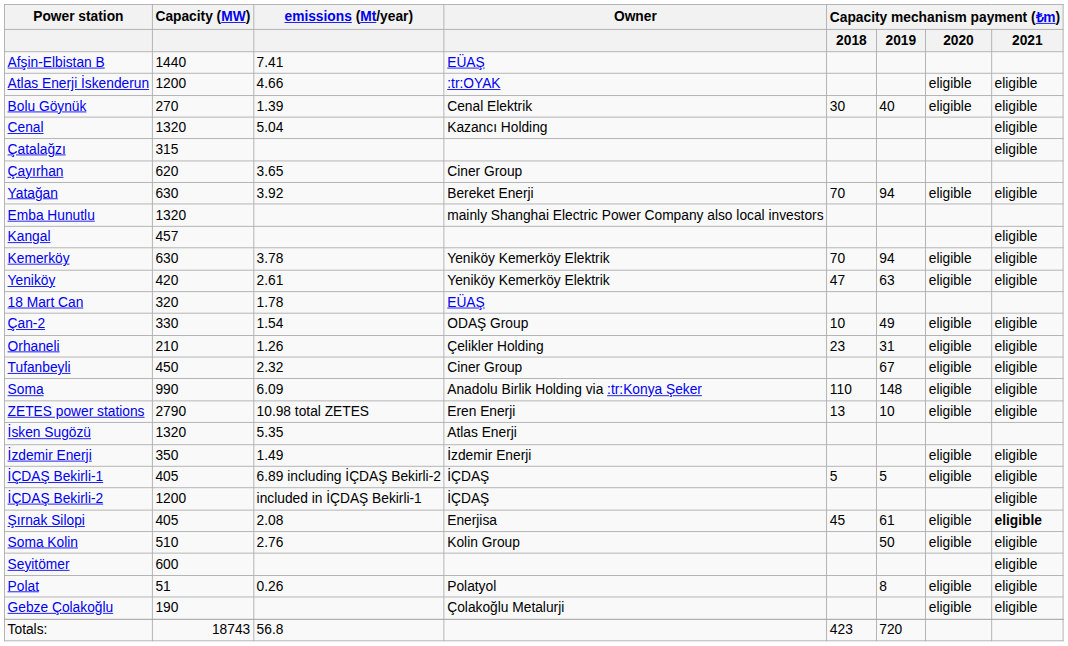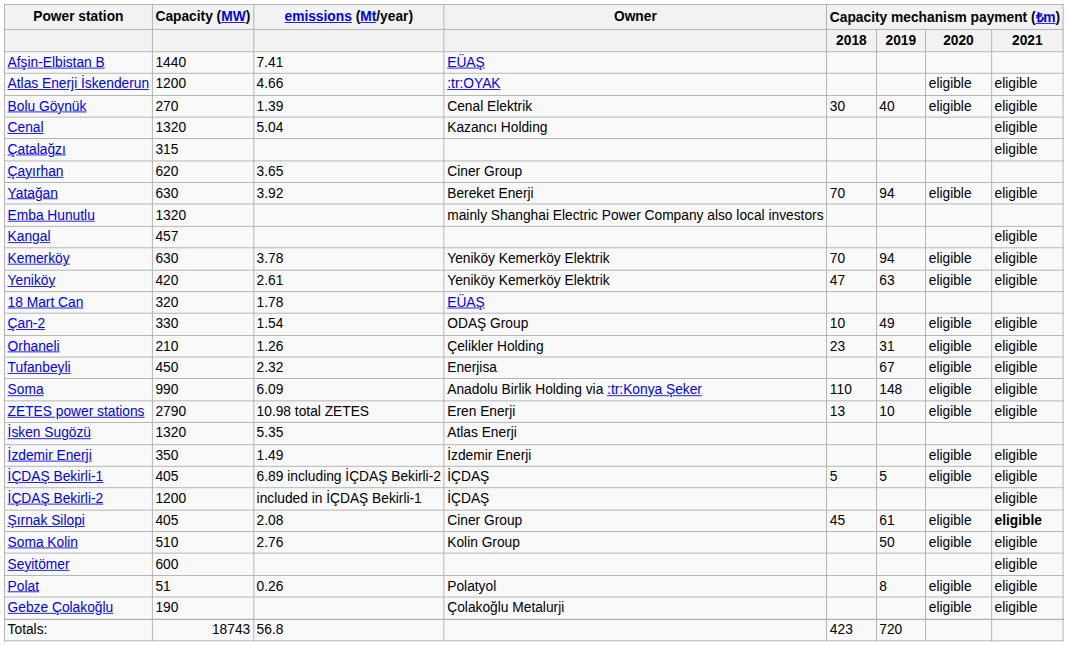(485, 368) Ciner Group -> (472, 368) Enerjisa
(472, 520) Enerjisa -> (485, 520) Ciner Group
